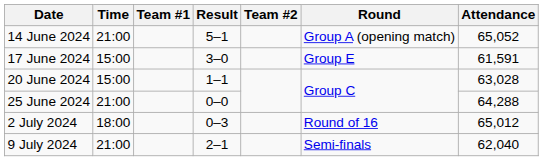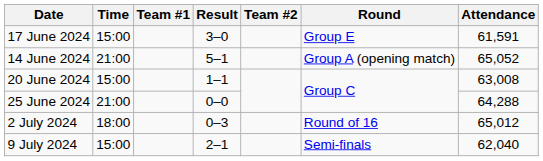rows swapped: (49, 36) <-> (49, 58)
(498, 79) 63,028 -> (498, 79) 63,008
(113, 144) 21:00 -> (113, 144) 15:00
